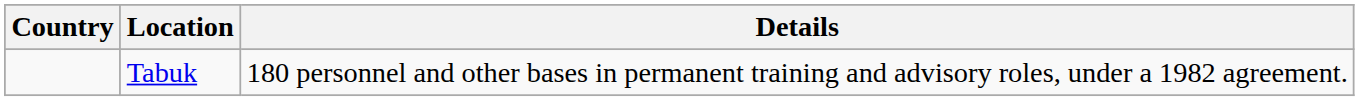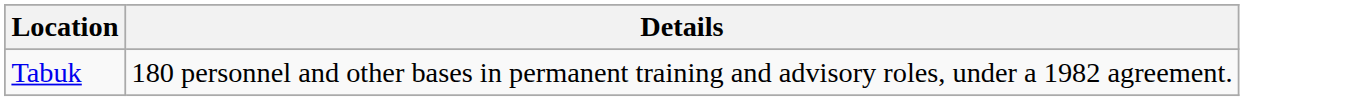- column: (63, 26)
